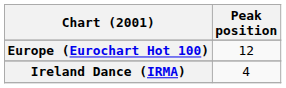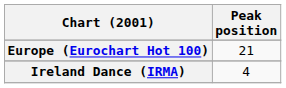(246, 51) 12 -> (246, 51) 21
